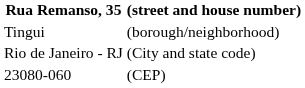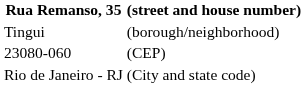rows swapped: (63, 53) <-> (38, 74)
